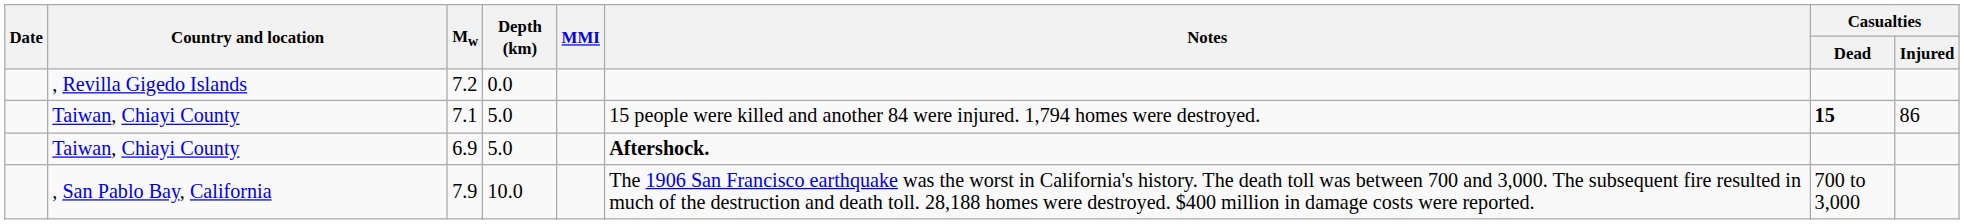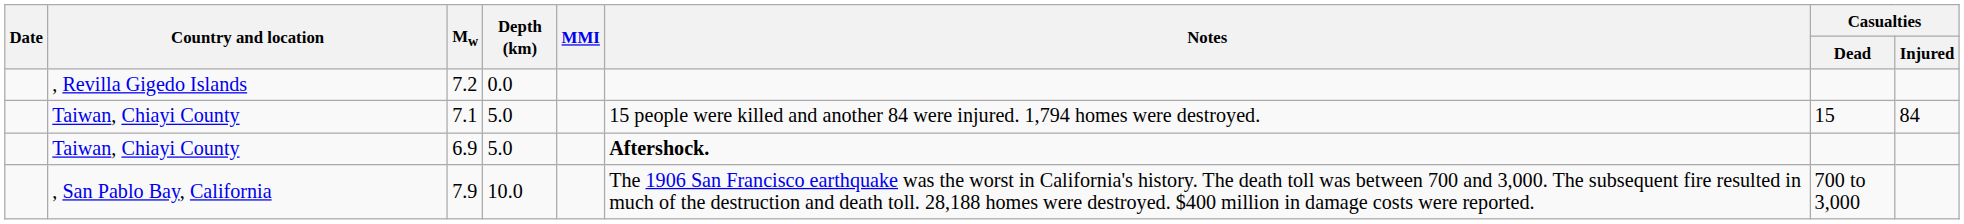(1825, 116) bold -> (1825, 116) normal
(1910, 116) 86 -> (1910, 116) 84
